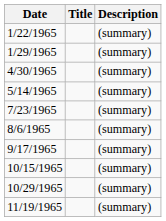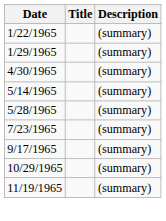+ row: (32, 110)
- row: (29, 129)
- row: (35, 168)
